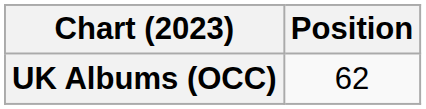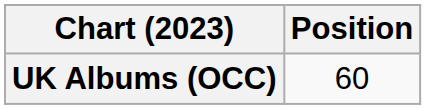(352, 78) 62 -> (352, 78) 60
